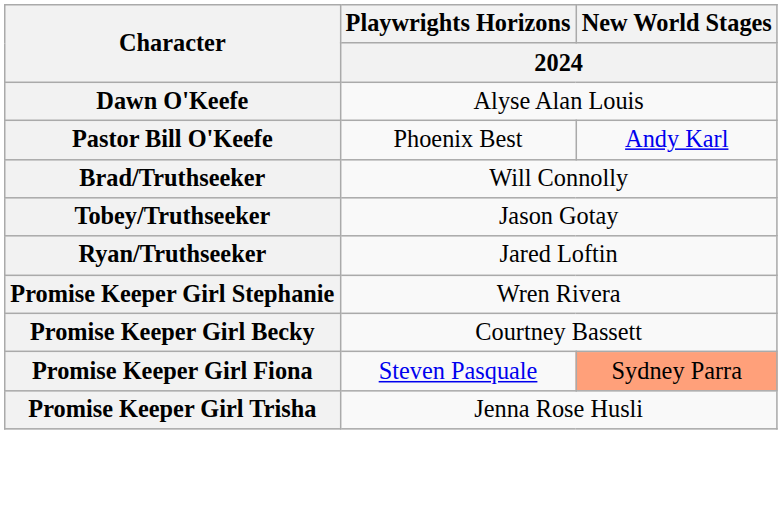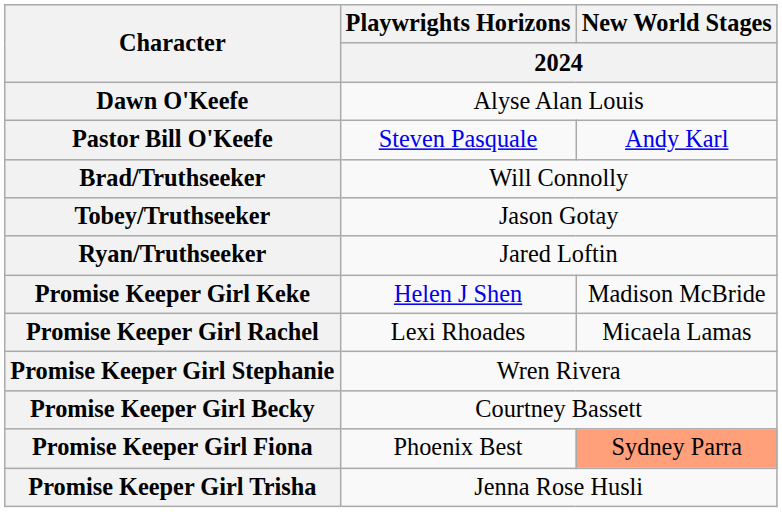(458, 139) Phoenix Best -> (458, 139) Steven Pasquale
+ row: (172, 293)
+ row: (172, 332)
(458, 370) Steven Pasquale -> (458, 448) Phoenix Best
